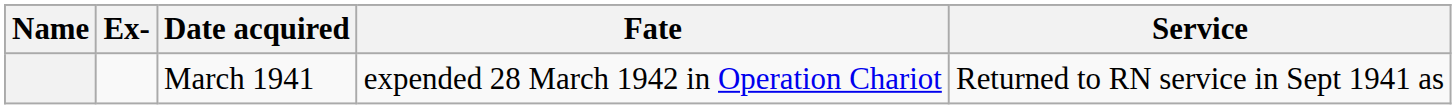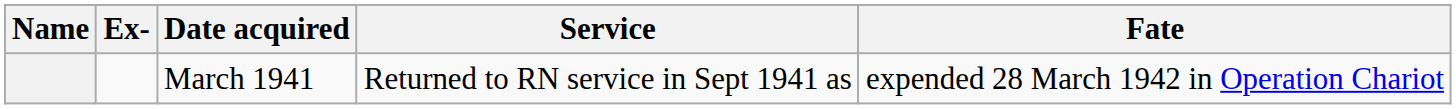columns swapped: (1200, 28) <-> (653, 28)
